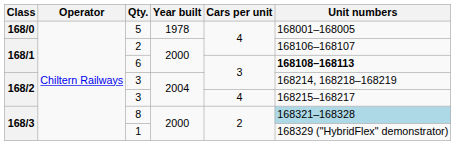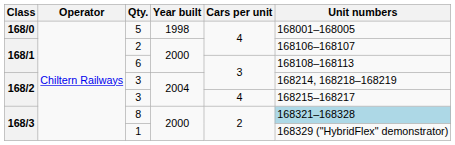(177, 30) 1978 -> (177, 30) 1998
(316, 64) bold -> (316, 64) normal
